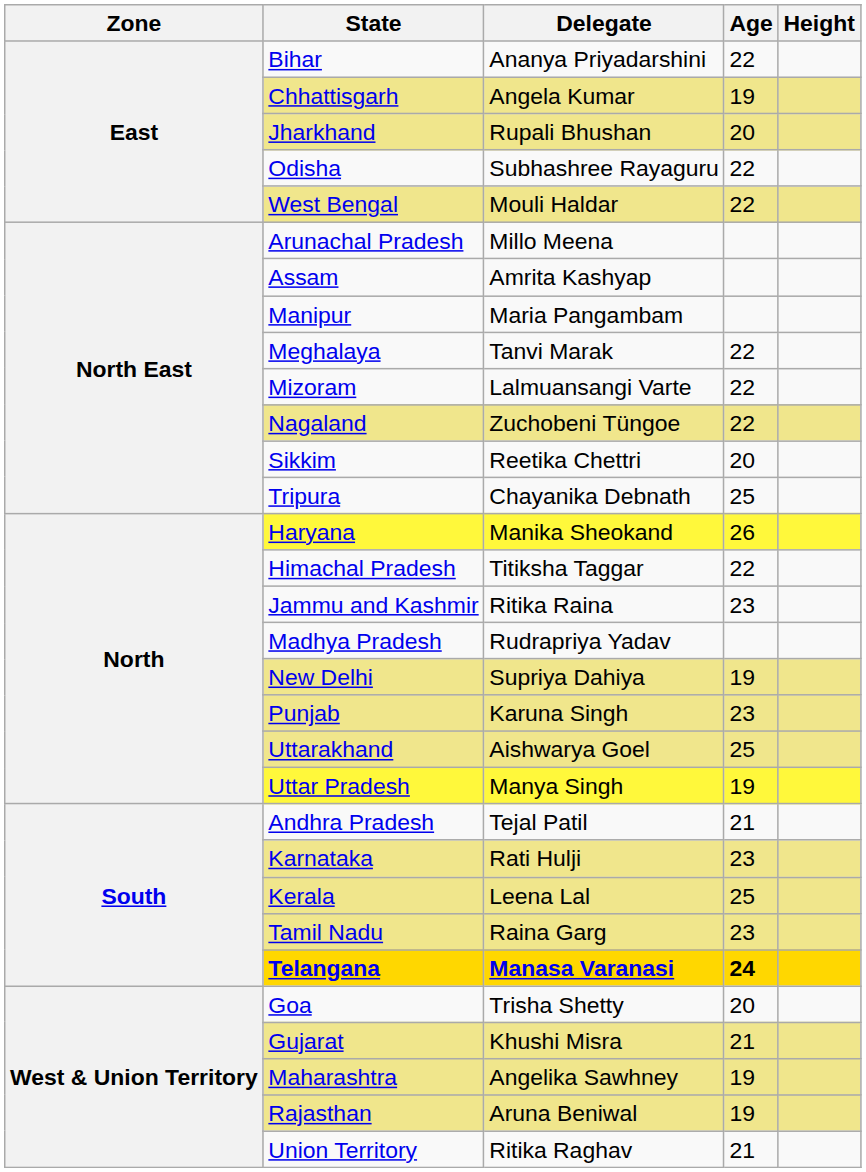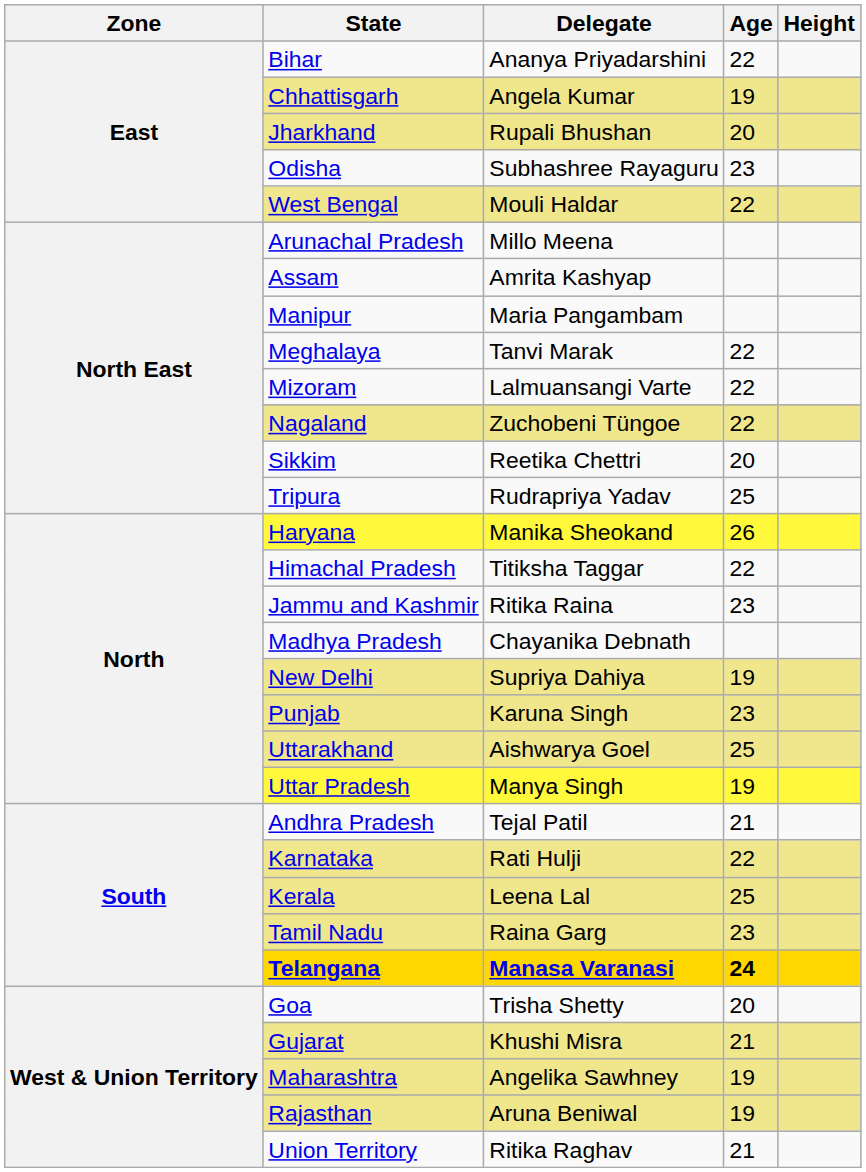(742, 168) 22 -> (742, 168) 23
(590, 495) Chayanika Debnath -> (580, 495) Rudrapriya Yadav
(580, 641) Rudrapriya Yadav -> (590, 641) Chayanika Debnath
(742, 859) 23 -> (742, 859) 22
